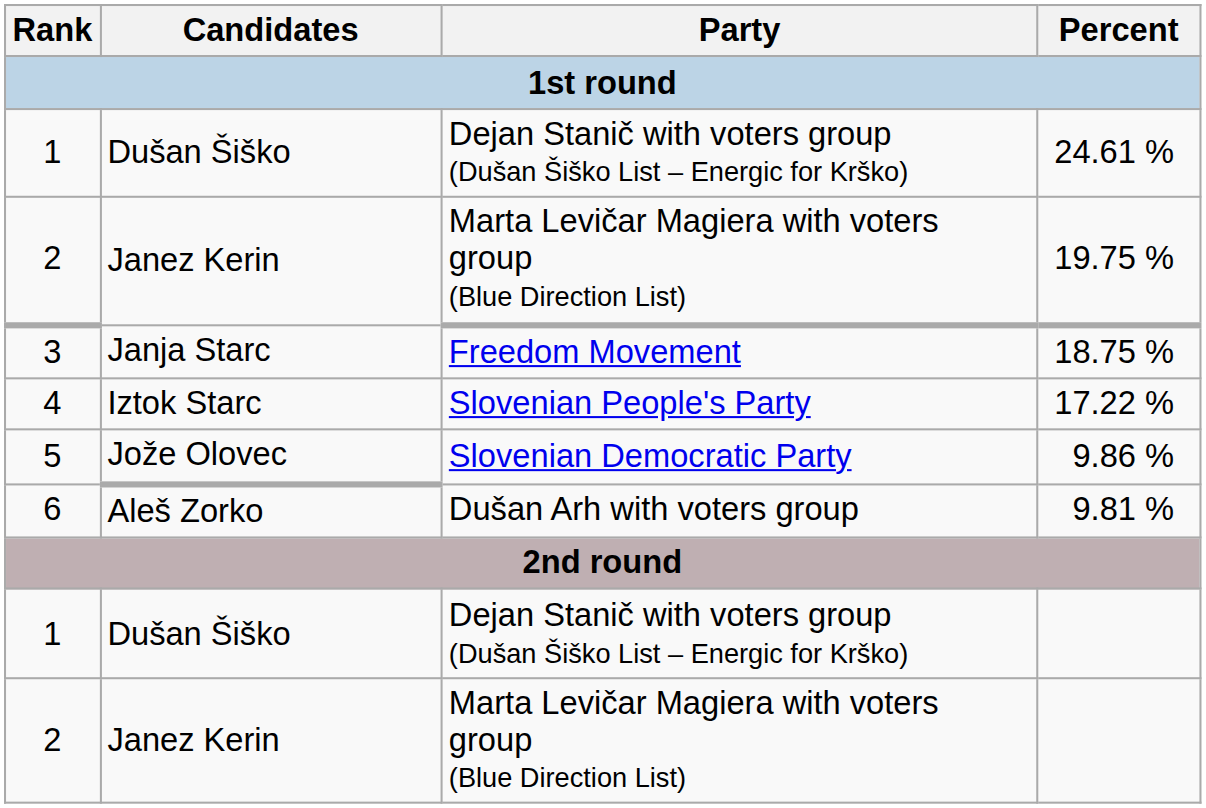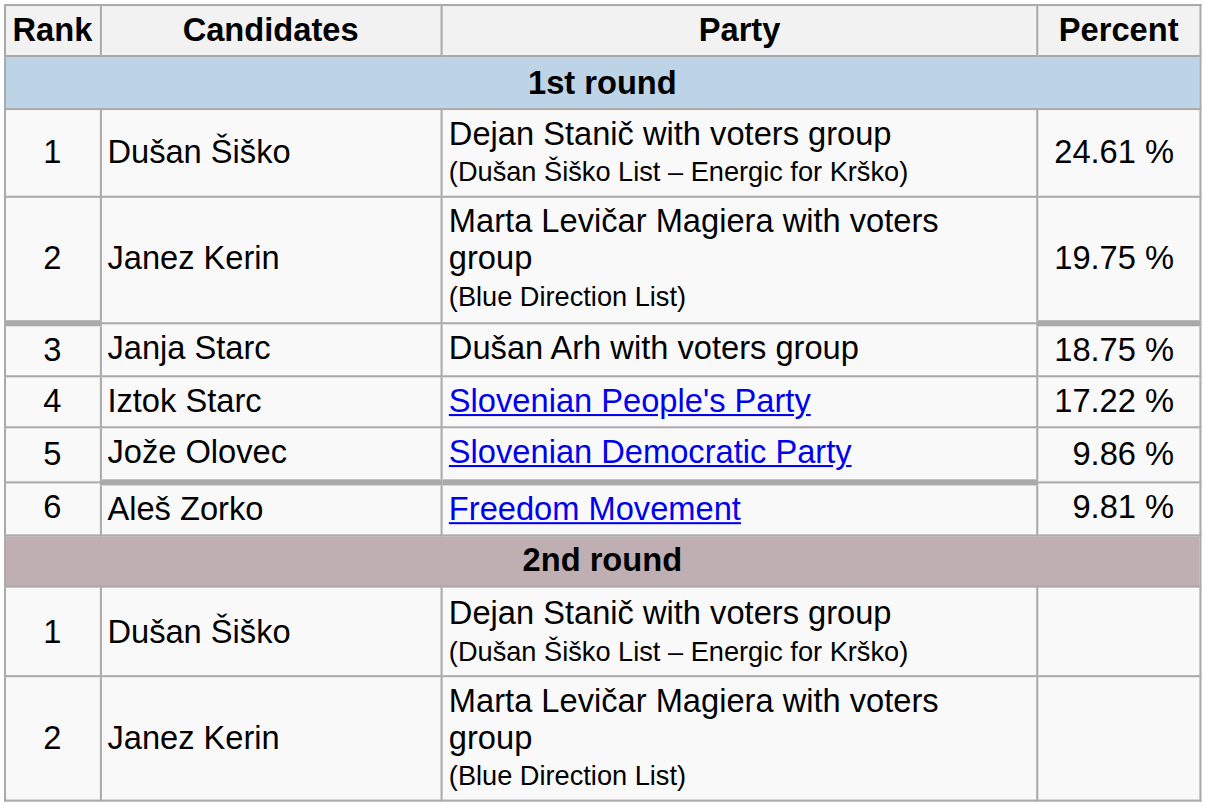(595, 351) Freedom Movement -> (654, 348) Dušan Arh with voters group
(654, 510) Dušan Arh with voters group -> (595, 509) Freedom Movement
